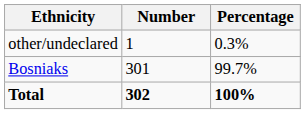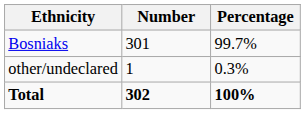rows swapped: (38, 69) <-> (63, 43)
